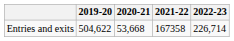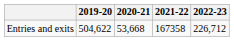(210, 28) 226,714 -> (210, 28) 226,712
